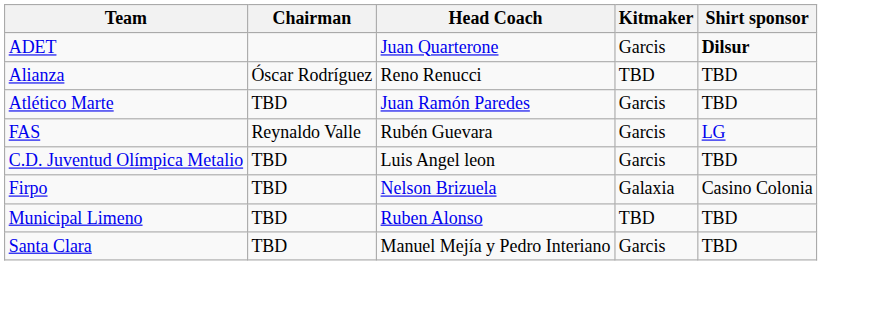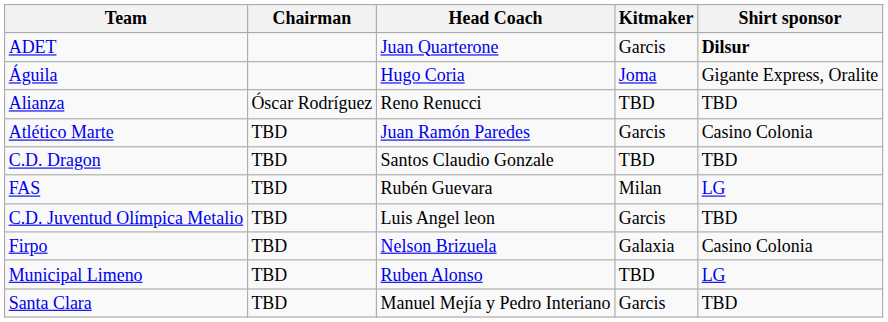+ row: (33, 75)
(720, 103) TBD -> (757, 132) Casino Colonia
+ row: (55, 160)
(306, 132) Reynaldo Valle -> (269, 189) TBD
(642, 132) Garcis -> (640, 189) Milan
(720, 217) TBD -> (714, 274) LG
